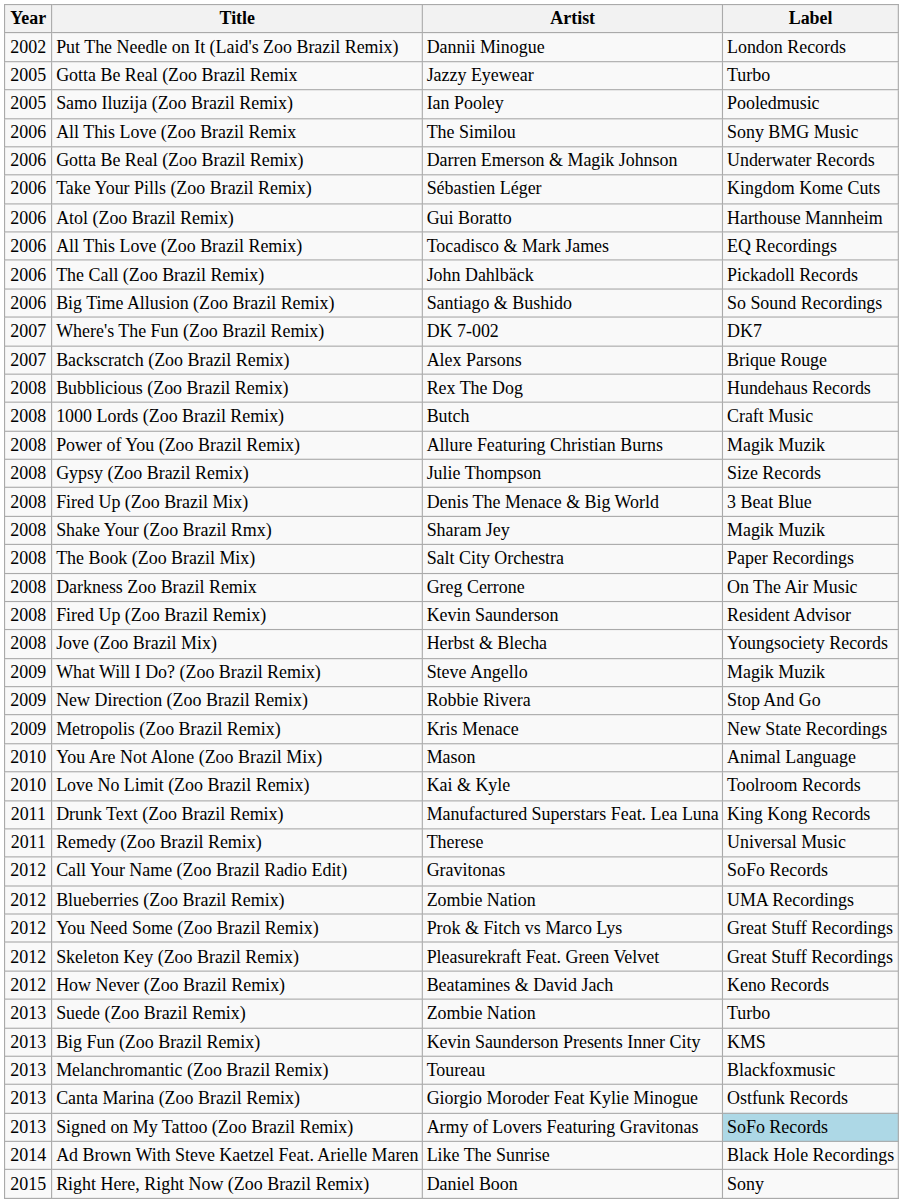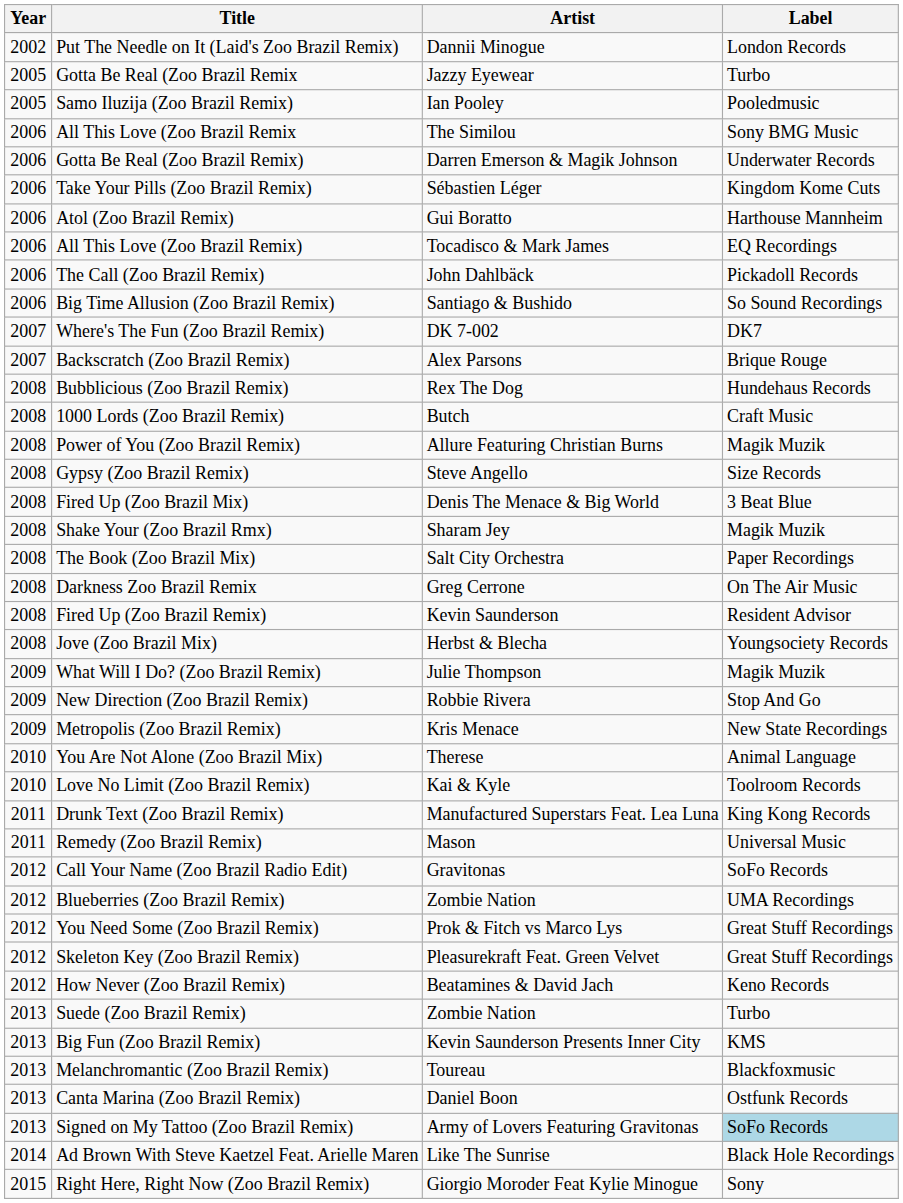(484, 473) Julie Thompson -> (477, 473) Steve Angello
(477, 672) Steve Angello -> (484, 672) Julie Thompson
(451, 757) Mason -> (455, 757) Therese
(455, 842) Therese -> (451, 842) Mason
(562, 1098) Giorgio Moroder Feat Kylie Minogue -> (472, 1098) Daniel Boon
(472, 1183) Daniel Boon -> (562, 1183) Giorgio Moroder Feat Kylie Minogue
